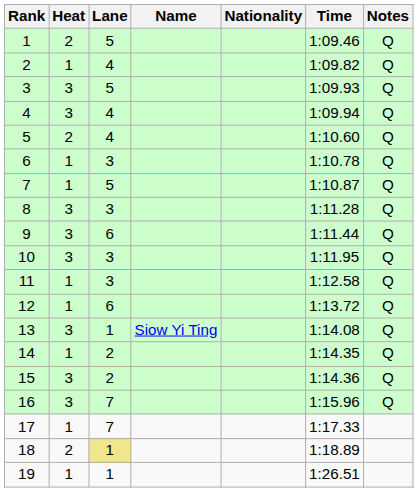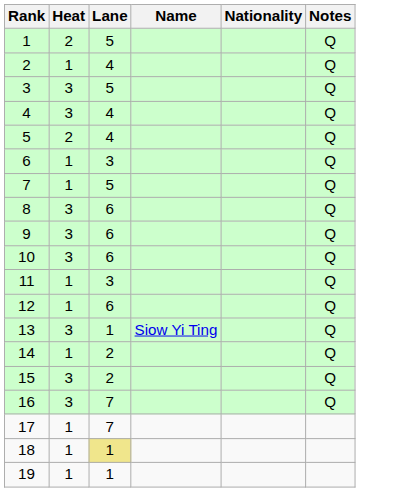- column: (334, 16)
(110, 209) 3 -> (110, 209) 6
(110, 257) 3 -> (110, 257) 6
(69, 450) 2 -> (69, 450) 1
